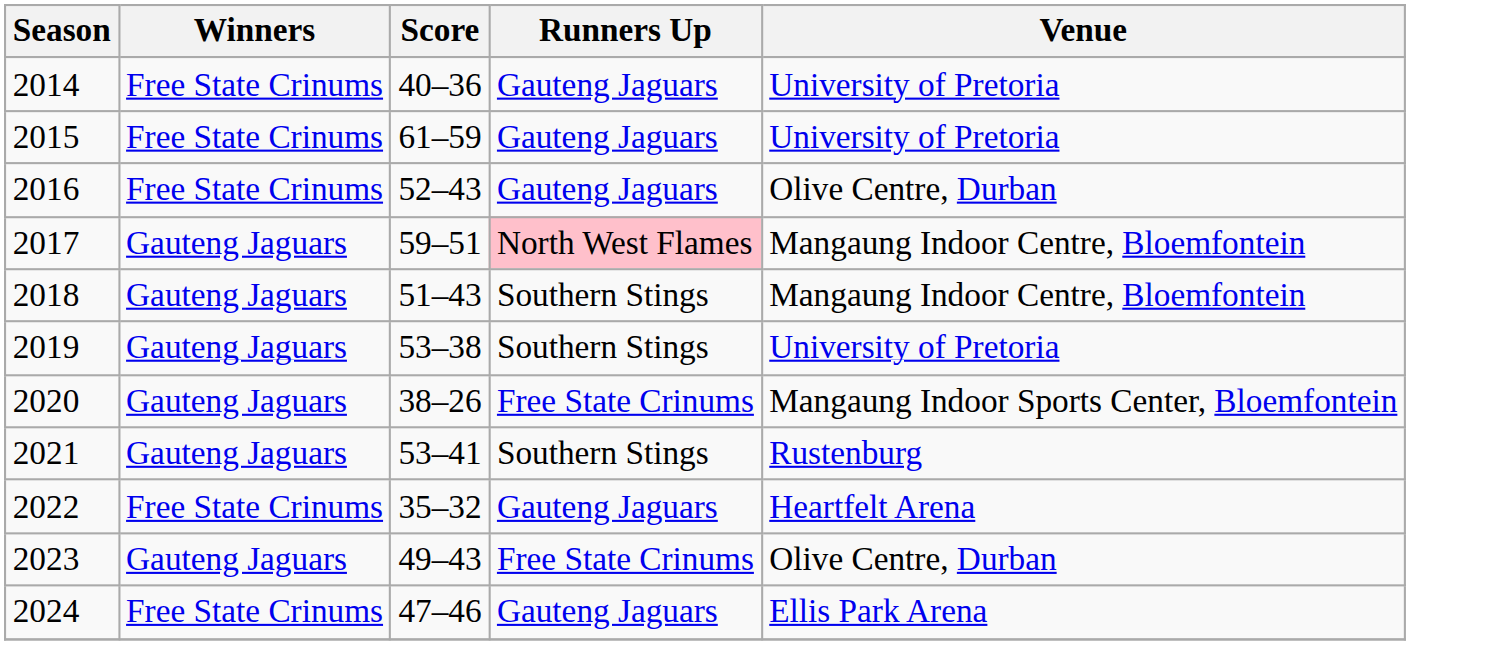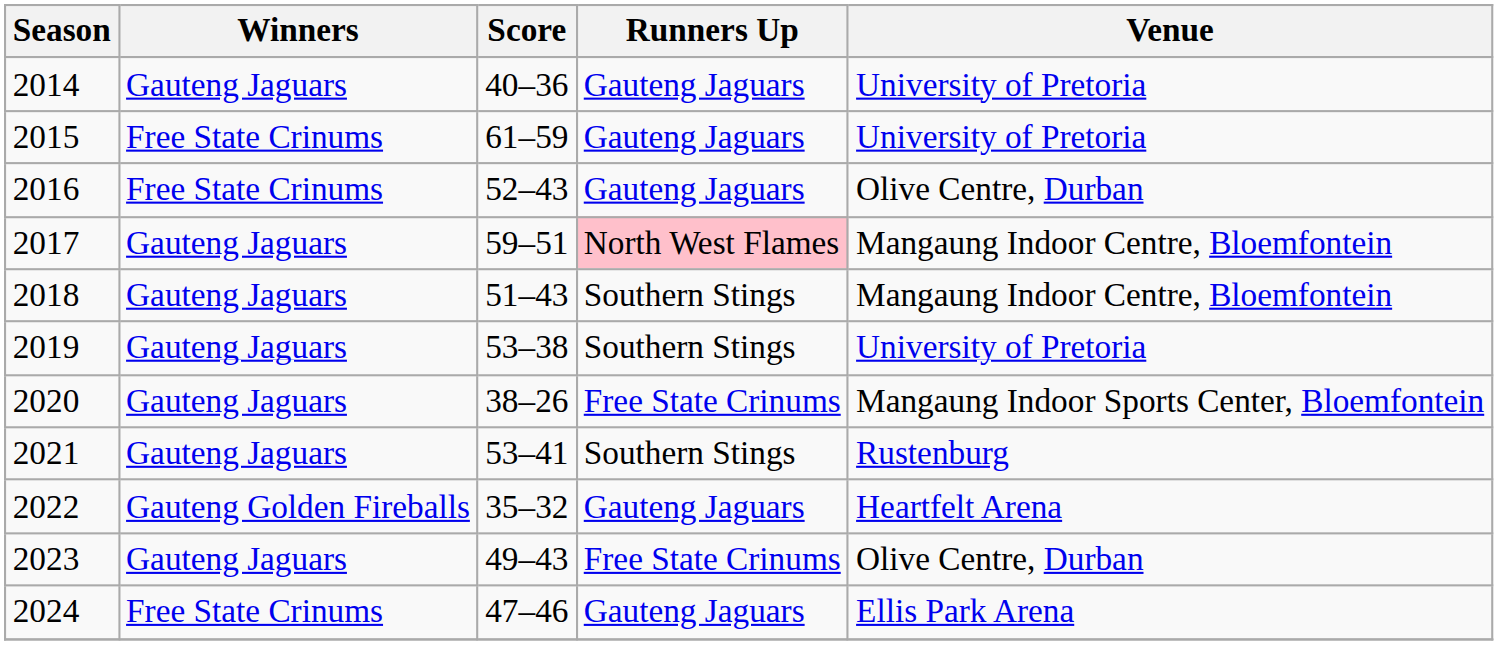(255, 83) Free State Crinums -> (237, 83) Gauteng Jaguars
(255, 505) Free State Crinums -> (298, 505) Gauteng Golden Fireballs
